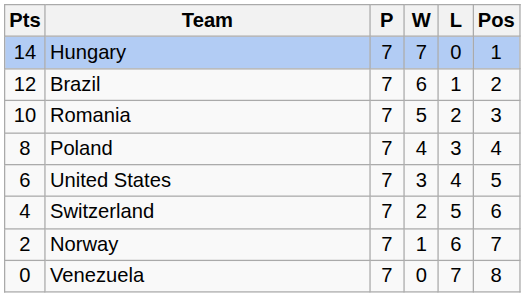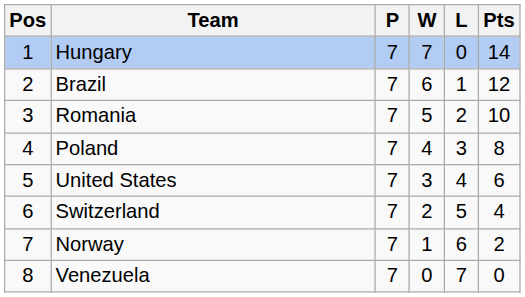columns swapped: (496, 20) <-> (25, 20)
